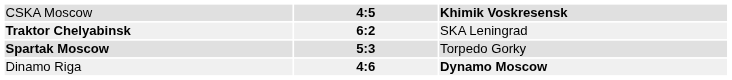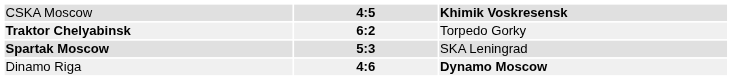(484, 30) SKA Leningrad -> (483, 30) Torpedo Gorky
(483, 49) Torpedo Gorky -> (484, 49) SKA Leningrad
